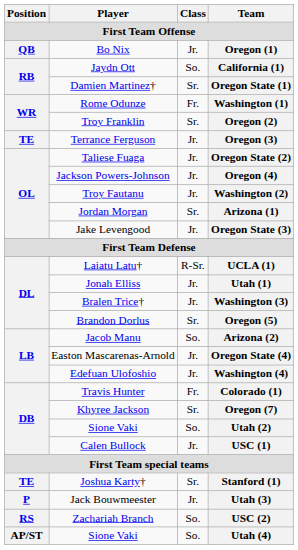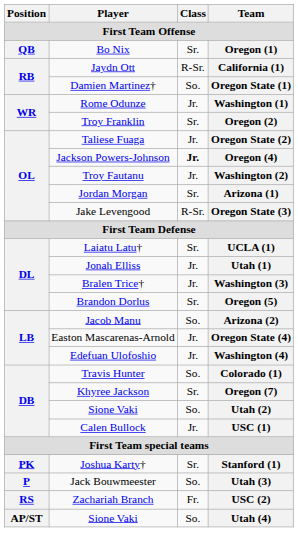(193, 49) Jr. -> (193, 49) Sr.
(193, 67) So. -> (193, 67) R-Sr.
(193, 85) Sr. -> (193, 85) So.
(193, 103) Fr. -> (193, 103) Jr.
- row: (251, 139)
(193, 175) normal -> (193, 157) bold
(193, 229) Jr. -> (193, 211) R-Sr.
(193, 265) R-Sr. -> (193, 247) Sr.
(193, 391) Fr. -> (193, 373) So.
(27, 481) TE -> (27, 463) PK
(193, 499) Jr. -> (193, 481) So.
(193, 517) So. -> (193, 499) Fr.
